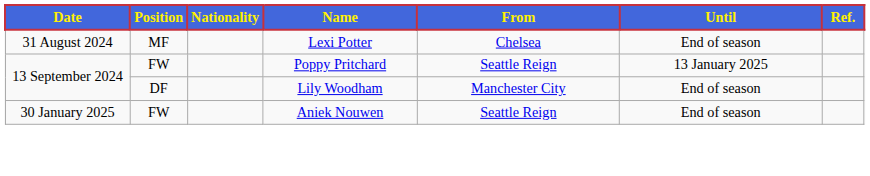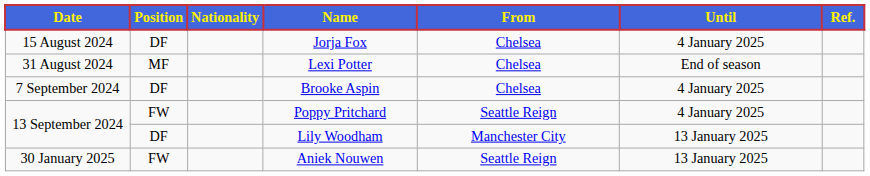+ row: (340, 42)
+ row: (340, 89)
(721, 65) 13 January 2025 -> (721, 112) 4 January 2025
(721, 89) End of season -> (721, 136) 13 January 2025
(721, 112) End of season -> (721, 159) 13 January 2025
